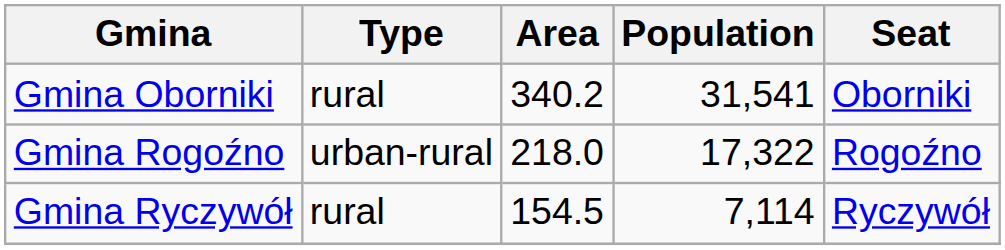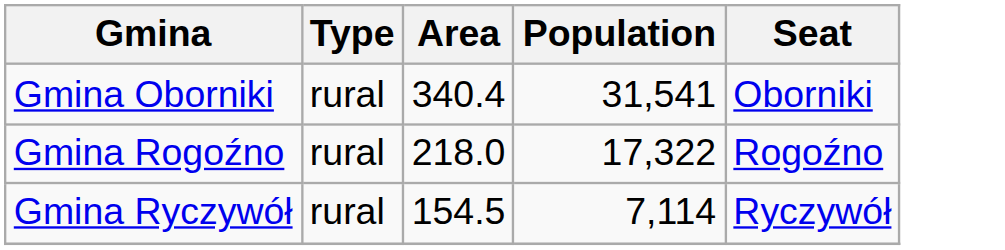(557, 93) 340.2 -> (459, 93) 340.4
(401, 152) urban-rural -> (347, 152) rural
